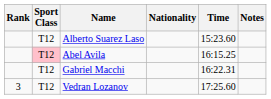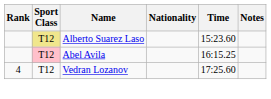(46, 39) no background -> (46, 39) khaki background
- row: (94, 70)
(18, 86) 3 -> (18, 70) 4
